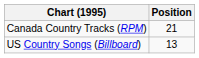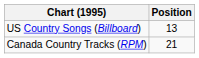rows swapped: (77, 28) <-> (74, 45)
